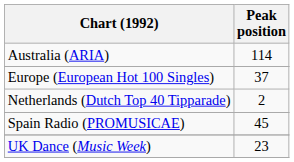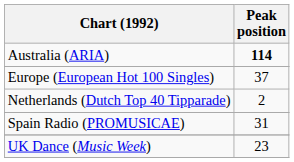(262, 54) normal -> (262, 54) bold
(262, 123) 45 -> (262, 123) 31
